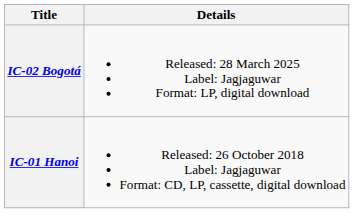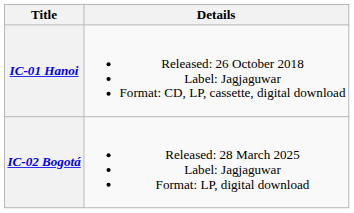rows swapped: (44, 162) <-> (44, 70)
